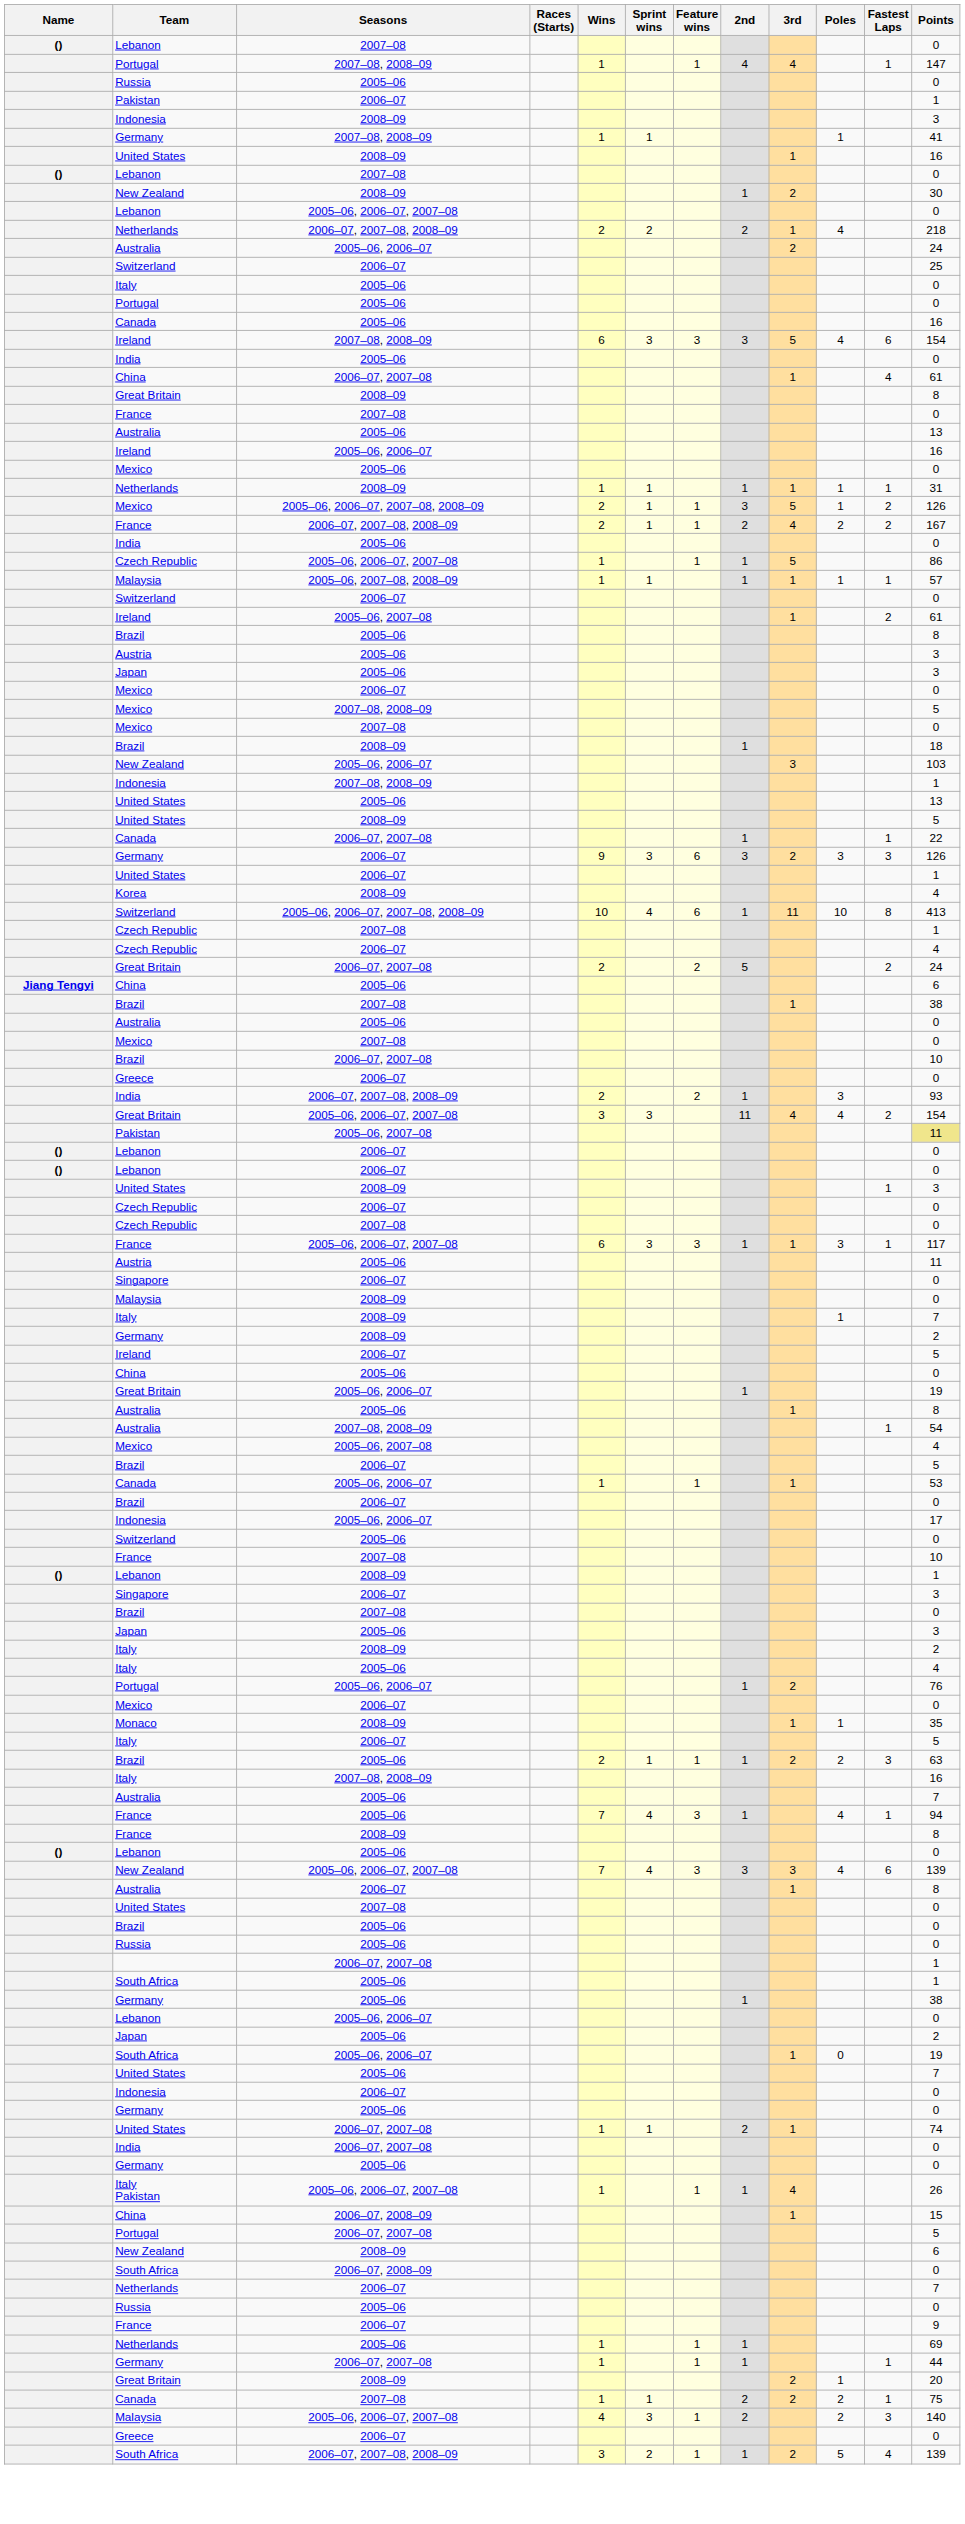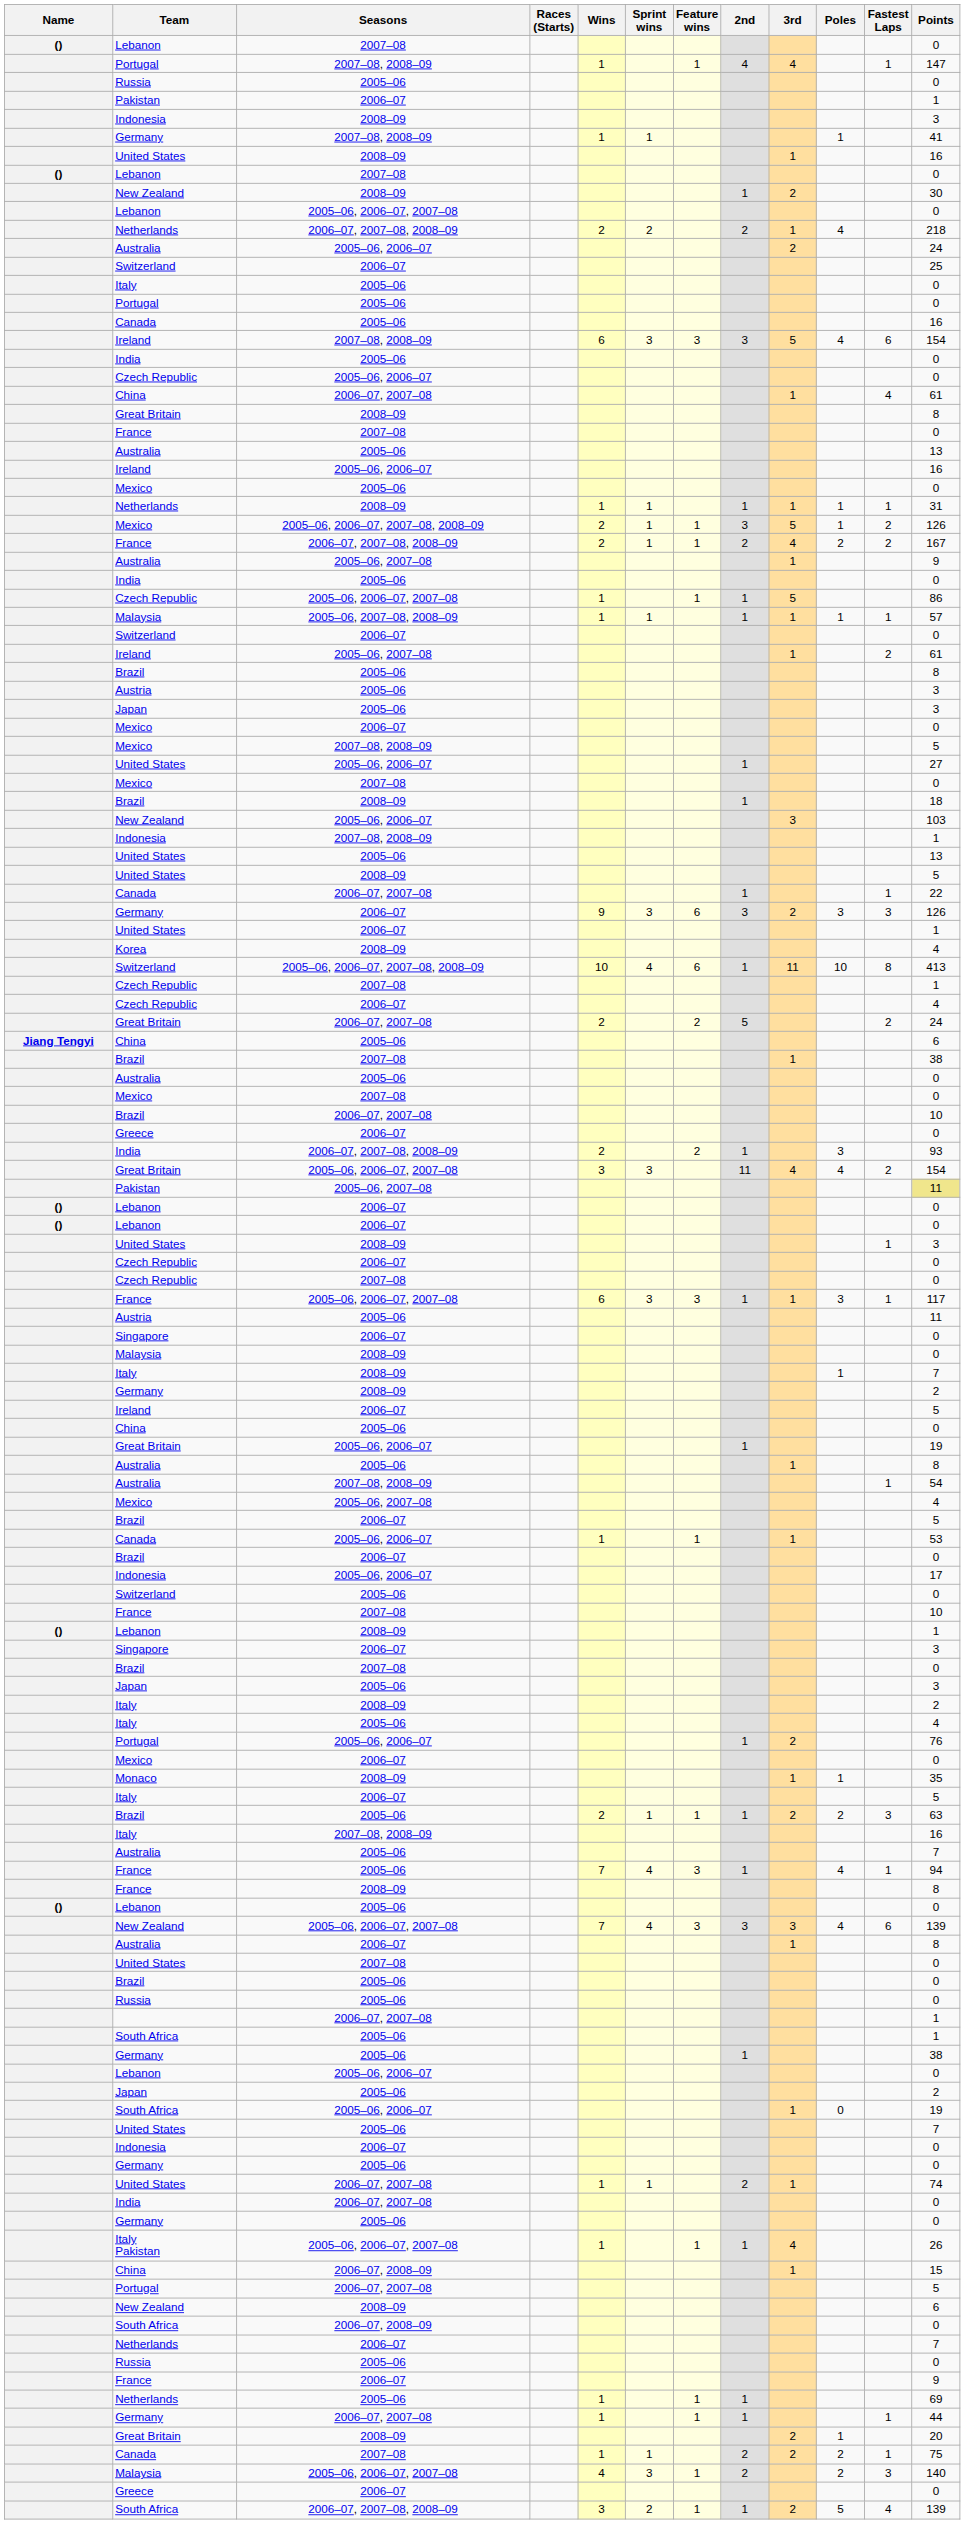+ row: (156, 376)
+ row: (138, 561)
+ row: (150, 764)
